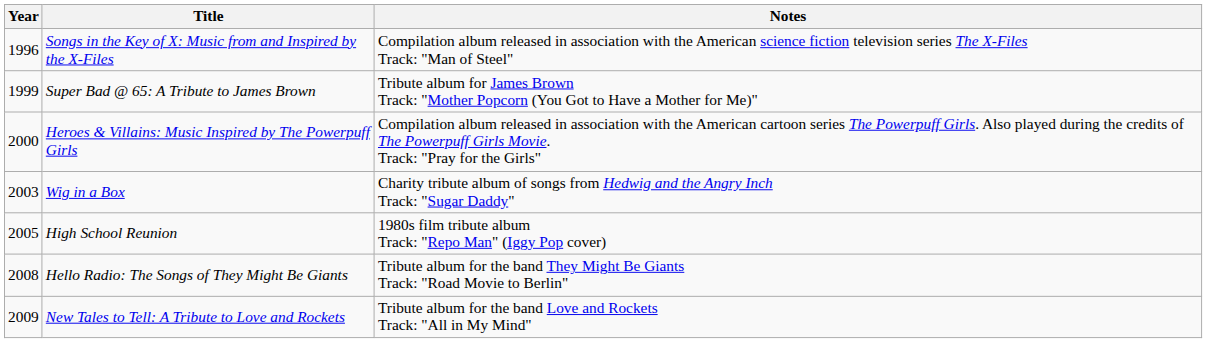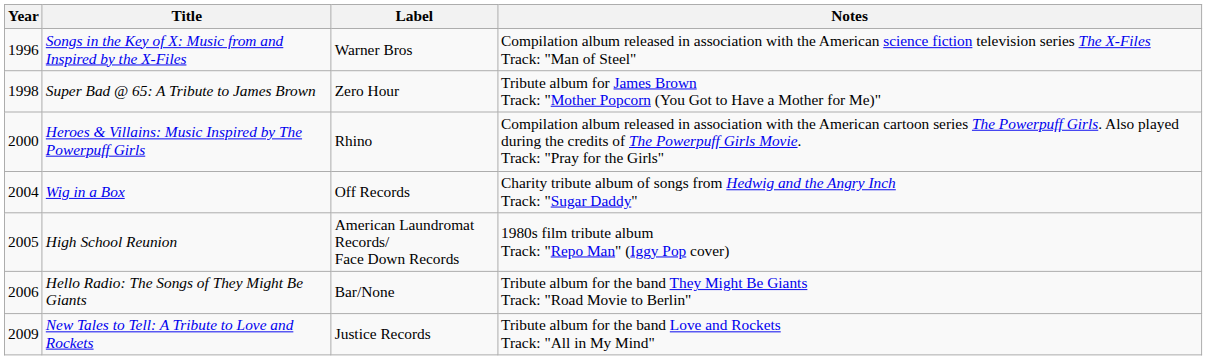+ column: (414, 16)
(23, 91) 1999 -> (23, 91) 1998
(23, 191) 2003 -> (23, 191) 2004
(23, 275) 2008 -> (23, 292) 2006
